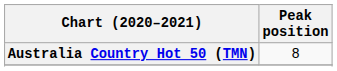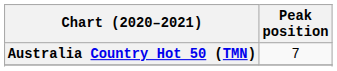(296, 54) 8 -> (296, 54) 7
